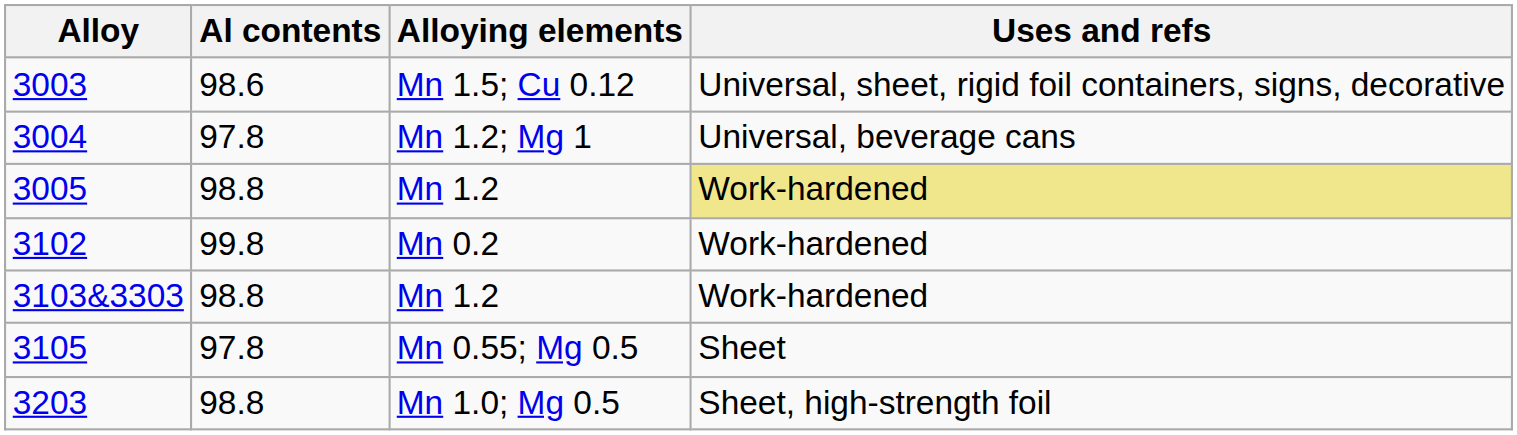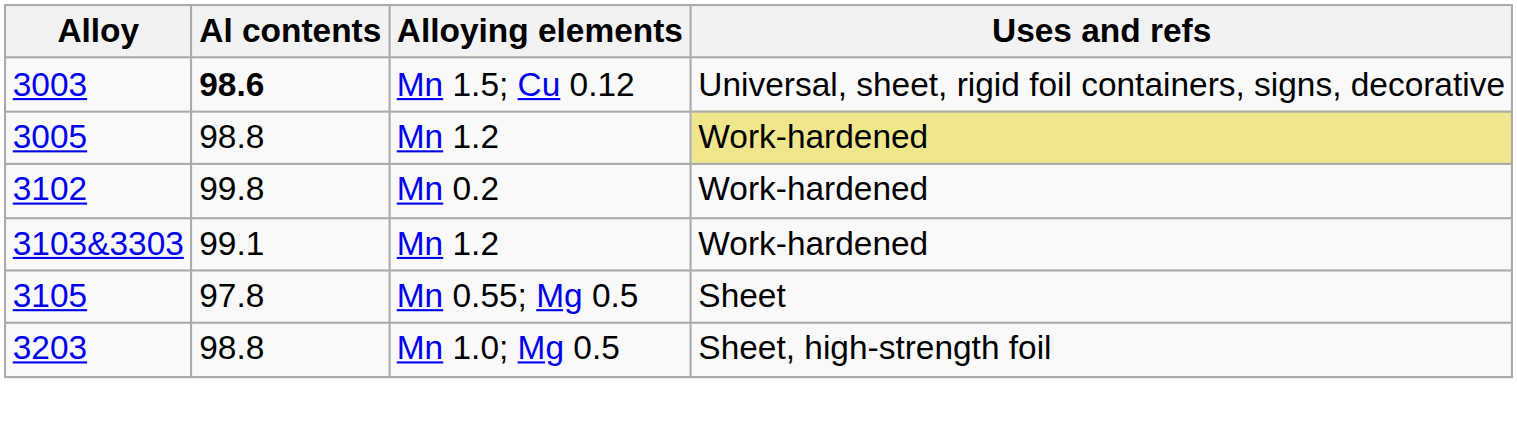(232, 84) normal -> (232, 84) bold
- row: (50, 137)
(232, 296) 98.8 -> (232, 243) 99.1
